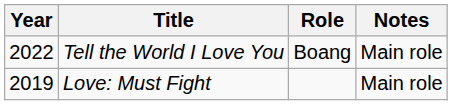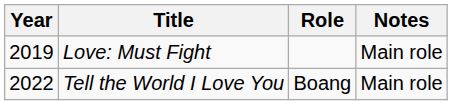rows swapped: (137, 83) <-> (174, 52)
